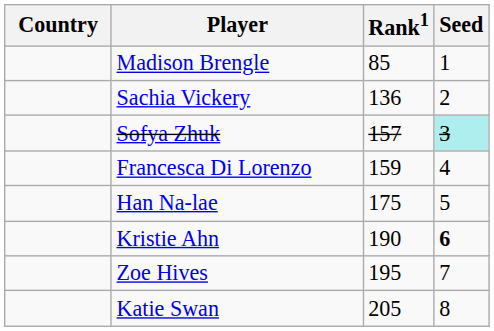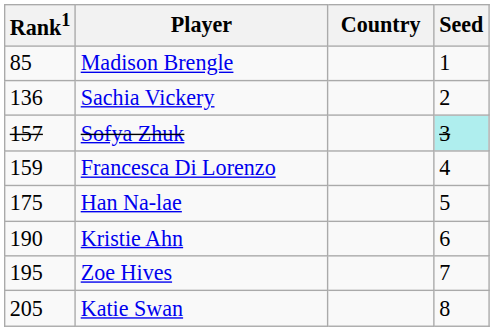columns swapped: (58, 24) <-> (399, 24)
(445, 238) bold -> (445, 238) normal
